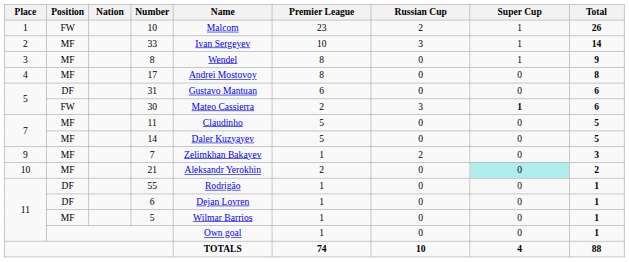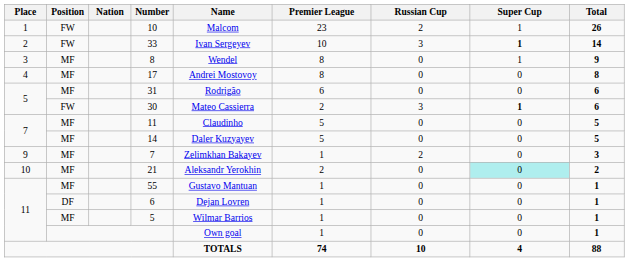(68, 44) MF -> (68, 44) FW
(520, 44) normal -> (520, 44) bold
(68, 91) DF -> (68, 91) MF
(223, 91) Gustavo Mantuan -> (223, 91) Rodrigão
(68, 186) DF -> (68, 186) MF
(223, 186) Rodrigão -> (223, 186) Gustavo Mantuan
